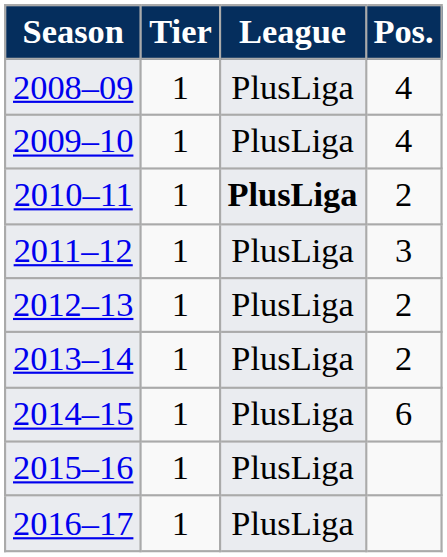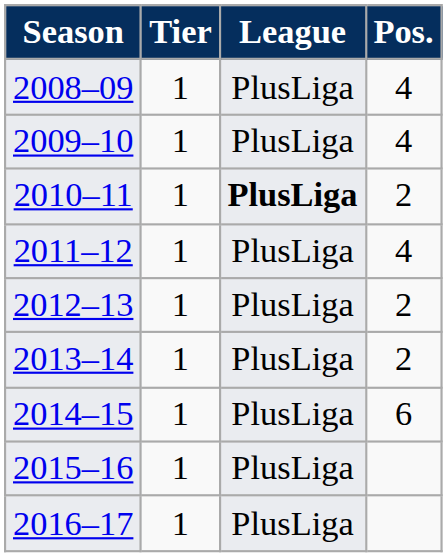(403, 250) 3 -> (403, 250) 4
